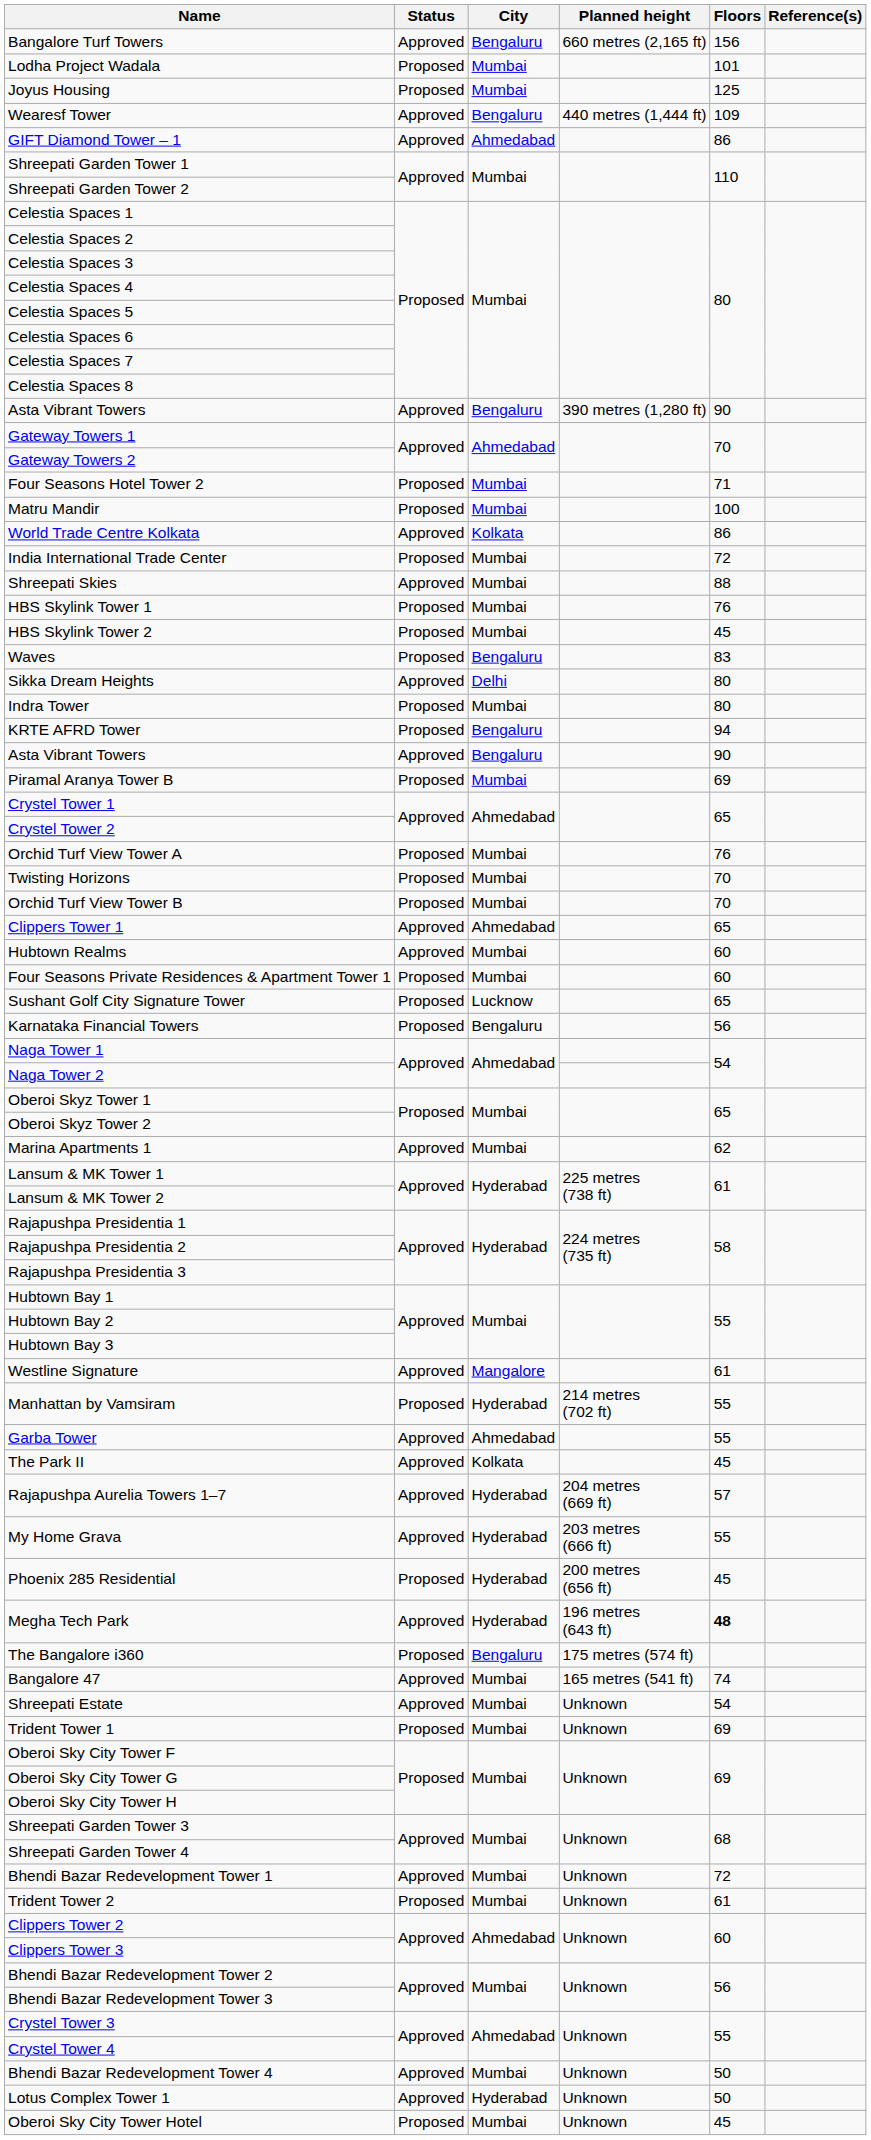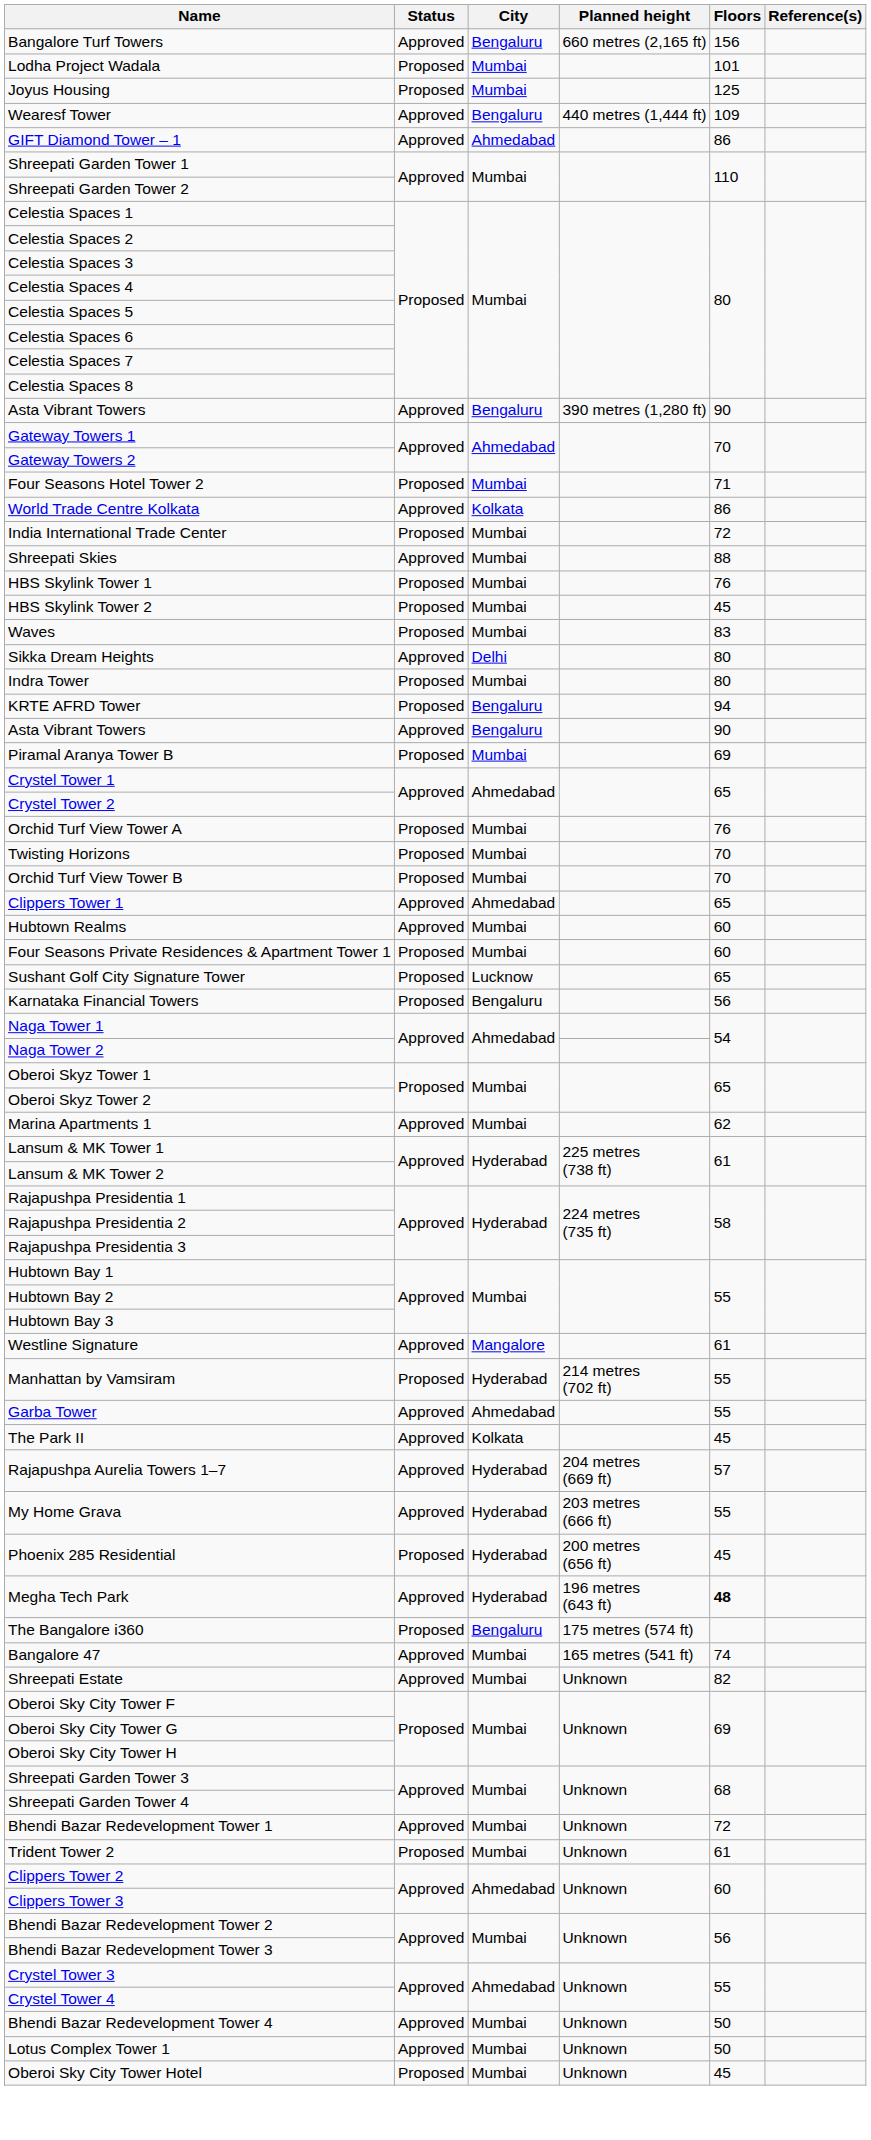- row: (54, 509)
(507, 656) Bengaluru -> (499, 632) Mumbai
(722, 1704) 54 -> (722, 1679) 82
- row: (61, 1728)
(510, 2097) Hyderabad -> (499, 2048) Mumbai
